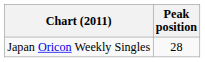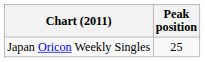(176, 47) 28 -> (176, 47) 25
